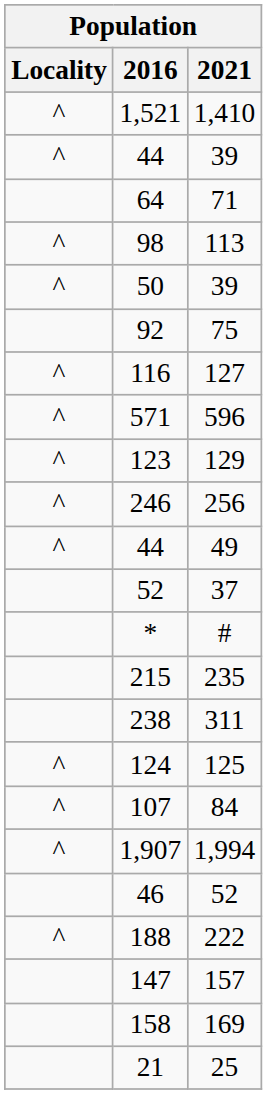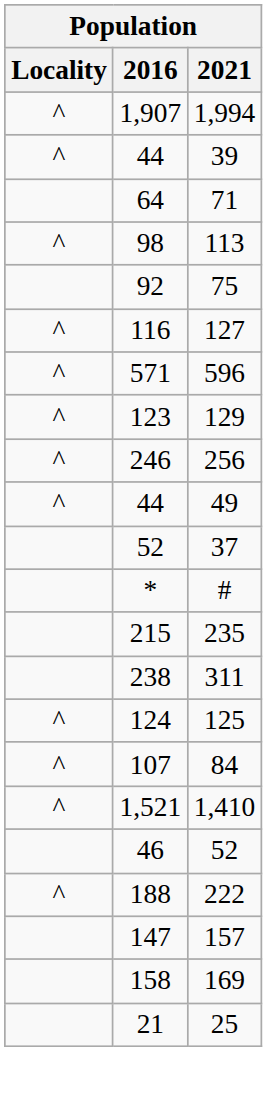rows swapped: (150, 112) <-> (150, 850)
- row: (150, 286)
